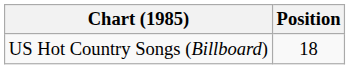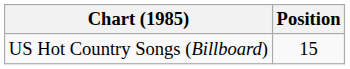(309, 48) 18 -> (309, 48) 15
